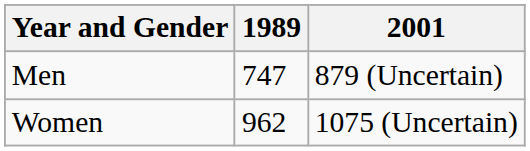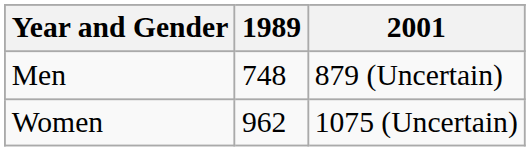(264, 74) 747 -> (264, 74) 748
